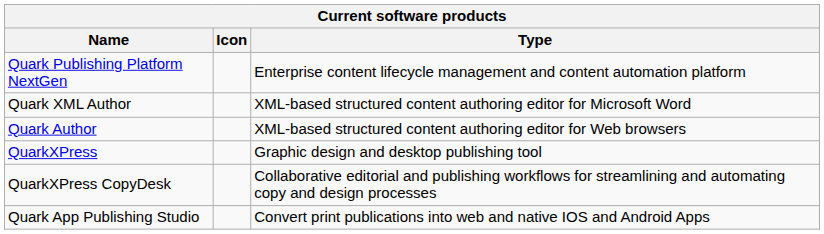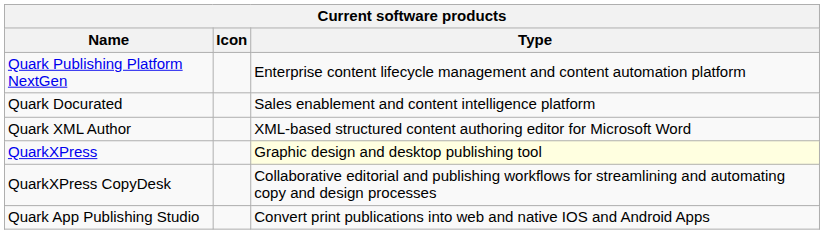+ row: (65, 104)
- row: (52, 128)
(398, 152) no background -> (398, 152) lightyellow background
